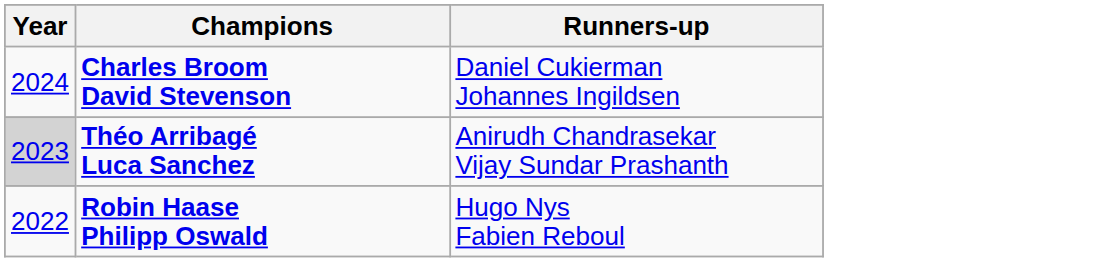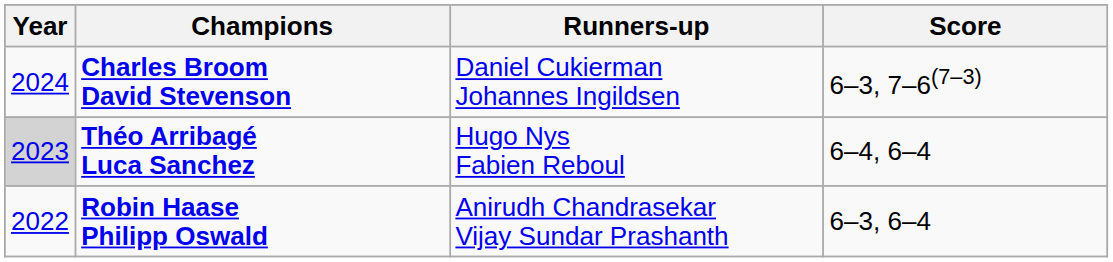+ column: (965, 26)
(592, 152) Anirudh Chandrasekar Vijay Sundar Prashanth -> (540, 152) Hugo Nys Fabien Reboul
(540, 222) Hugo Nys Fabien Reboul -> (592, 222) Anirudh Chandrasekar Vijay Sundar Prashanth
